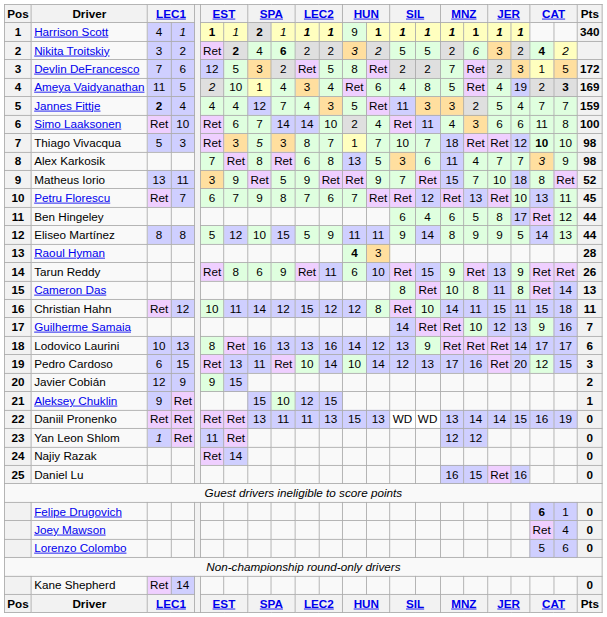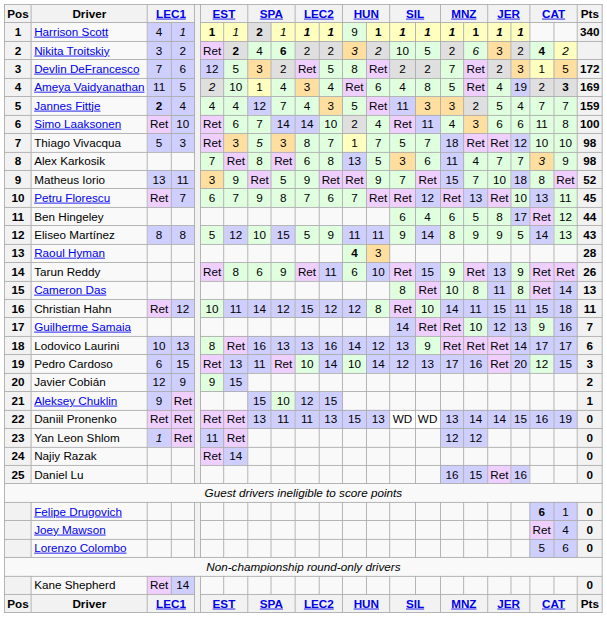(403, 50) 5 -> (403, 50) 10
(403, 142) 10 -> (403, 142) 5
(542, 142) bold -> (542, 142) normal
(590, 234) 44 -> (590, 234) 43
